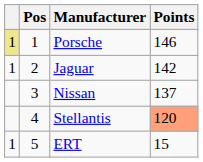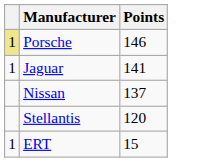- column: (35, 16)
(165, 67) 142 -> (135, 67) 141
(165, 118) lightsalmon background -> (135, 118) no background
